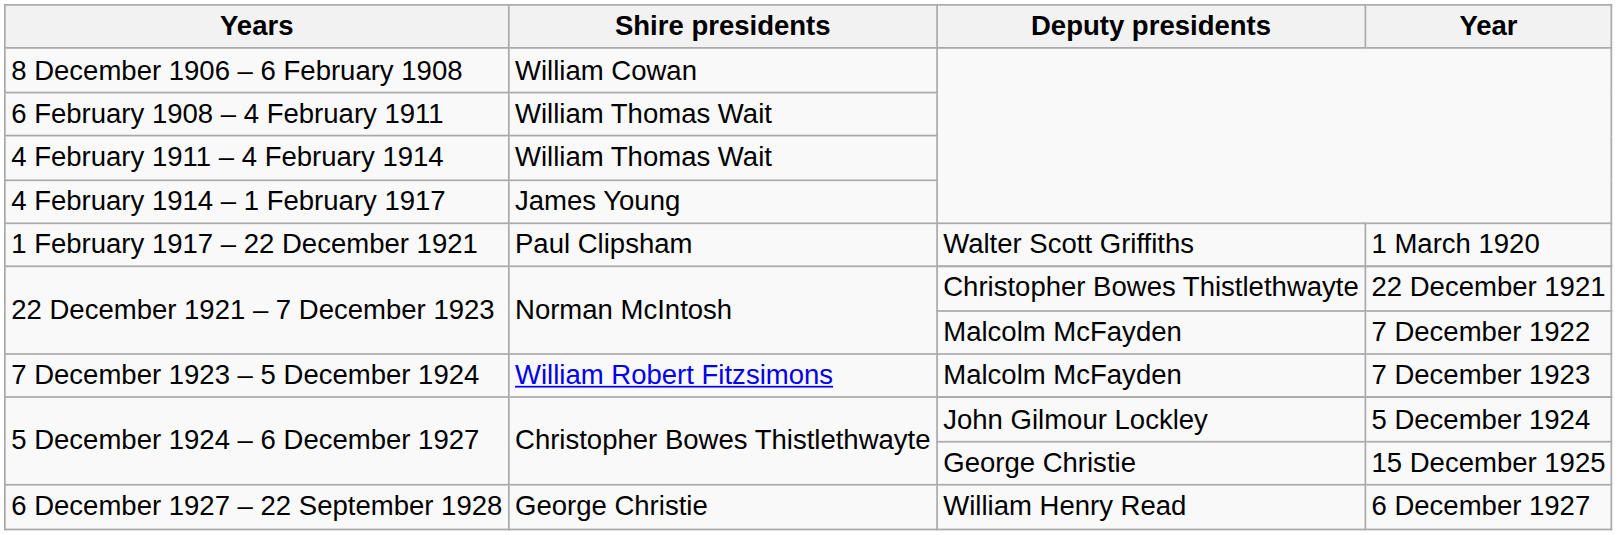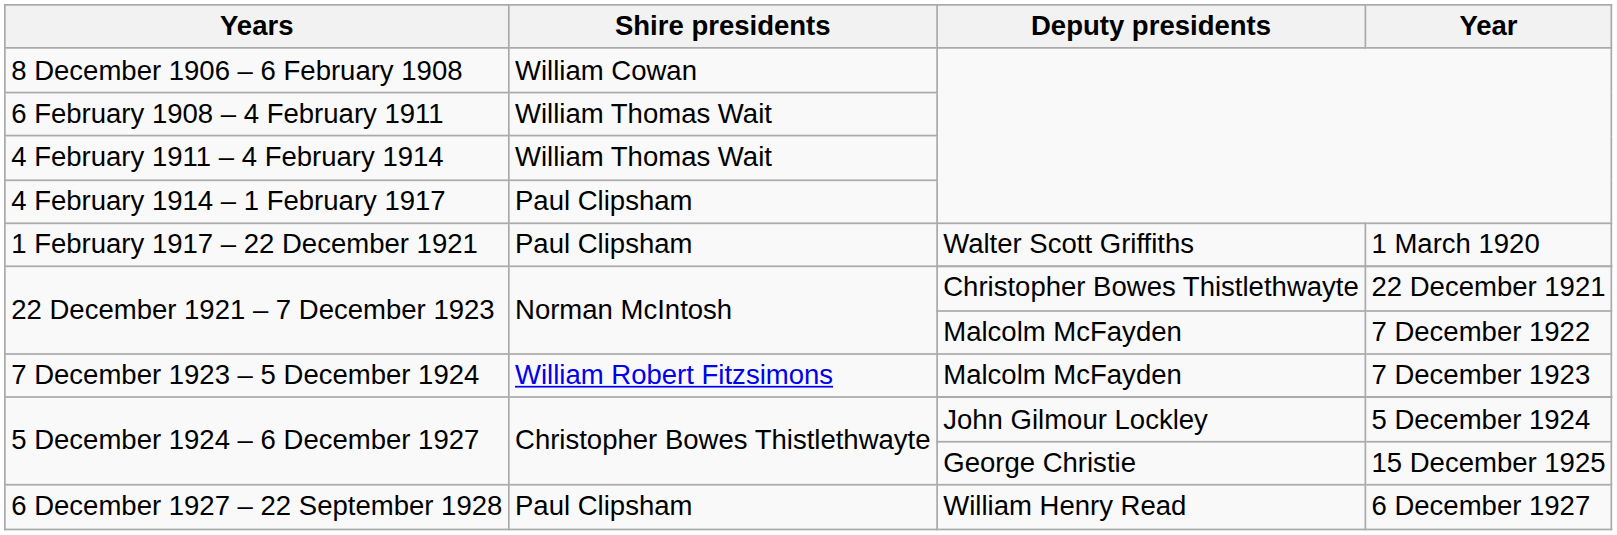(598, 200) James Young -> (604, 200) Paul Clipsham
(611, 506) George Christie -> (604, 506) Paul Clipsham
